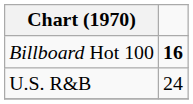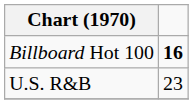(173, 83) 24 -> (173, 83) 23
